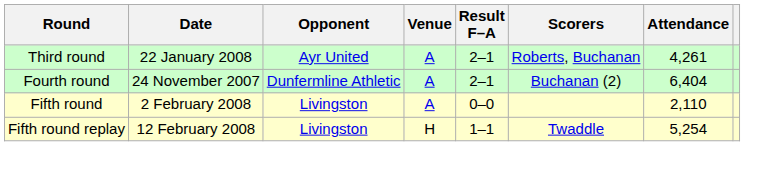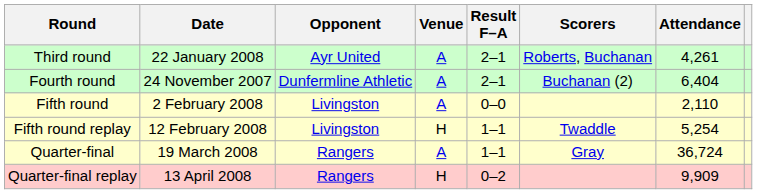+ row: (72, 152)
+ row: (72, 176)
